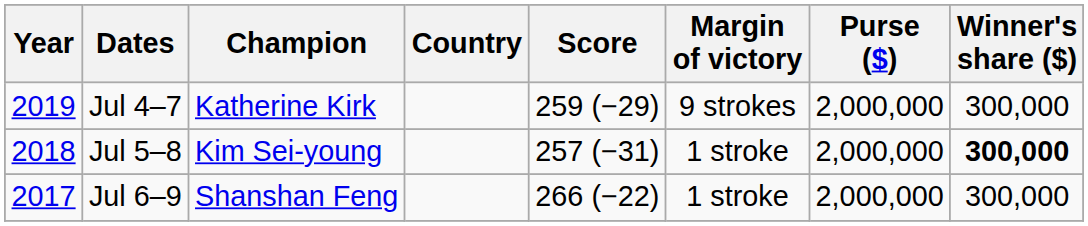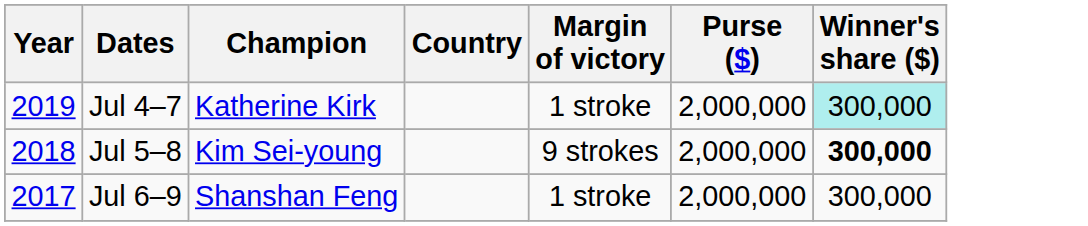- column: (597, 43)
(738, 105) 9 strokes -> (600, 105) 1 stroke
(1017, 105) no background -> (880, 105) paleturquoise background
(738, 151) 1 stroke -> (600, 151) 9 strokes
